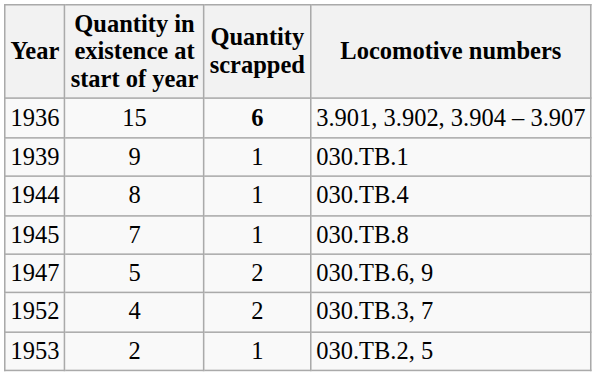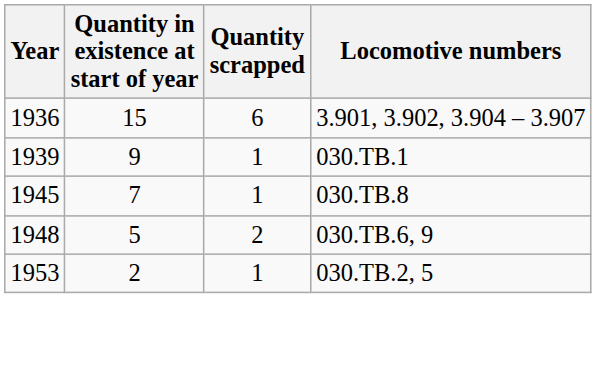(257, 117) bold -> (257, 117) normal
- row: (362, 195)
(35, 273) 1947 -> (35, 234) 1948
- row: (375, 311)
